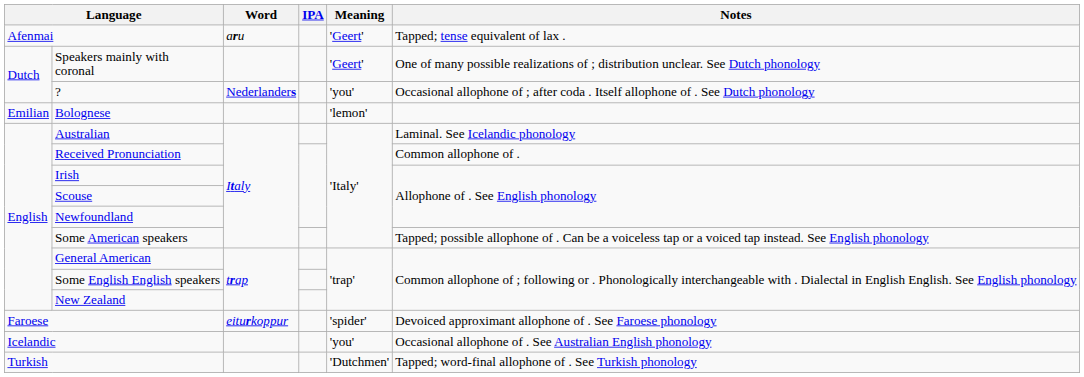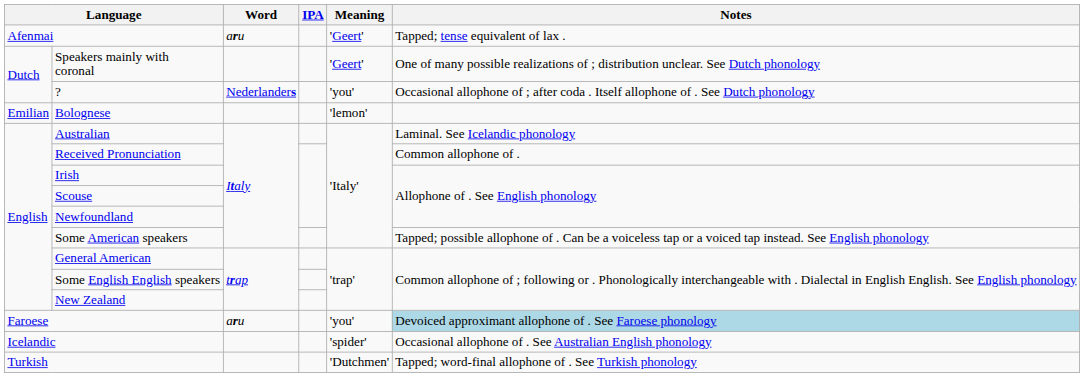(257, 320) eiturkoppur -> (235, 320) aru
(348, 320) 'spider' -> (342, 320) 'you'
(556, 320) no background -> (556, 320) lightblue background
(342, 341) 'you' -> (348, 341) 'spider'
